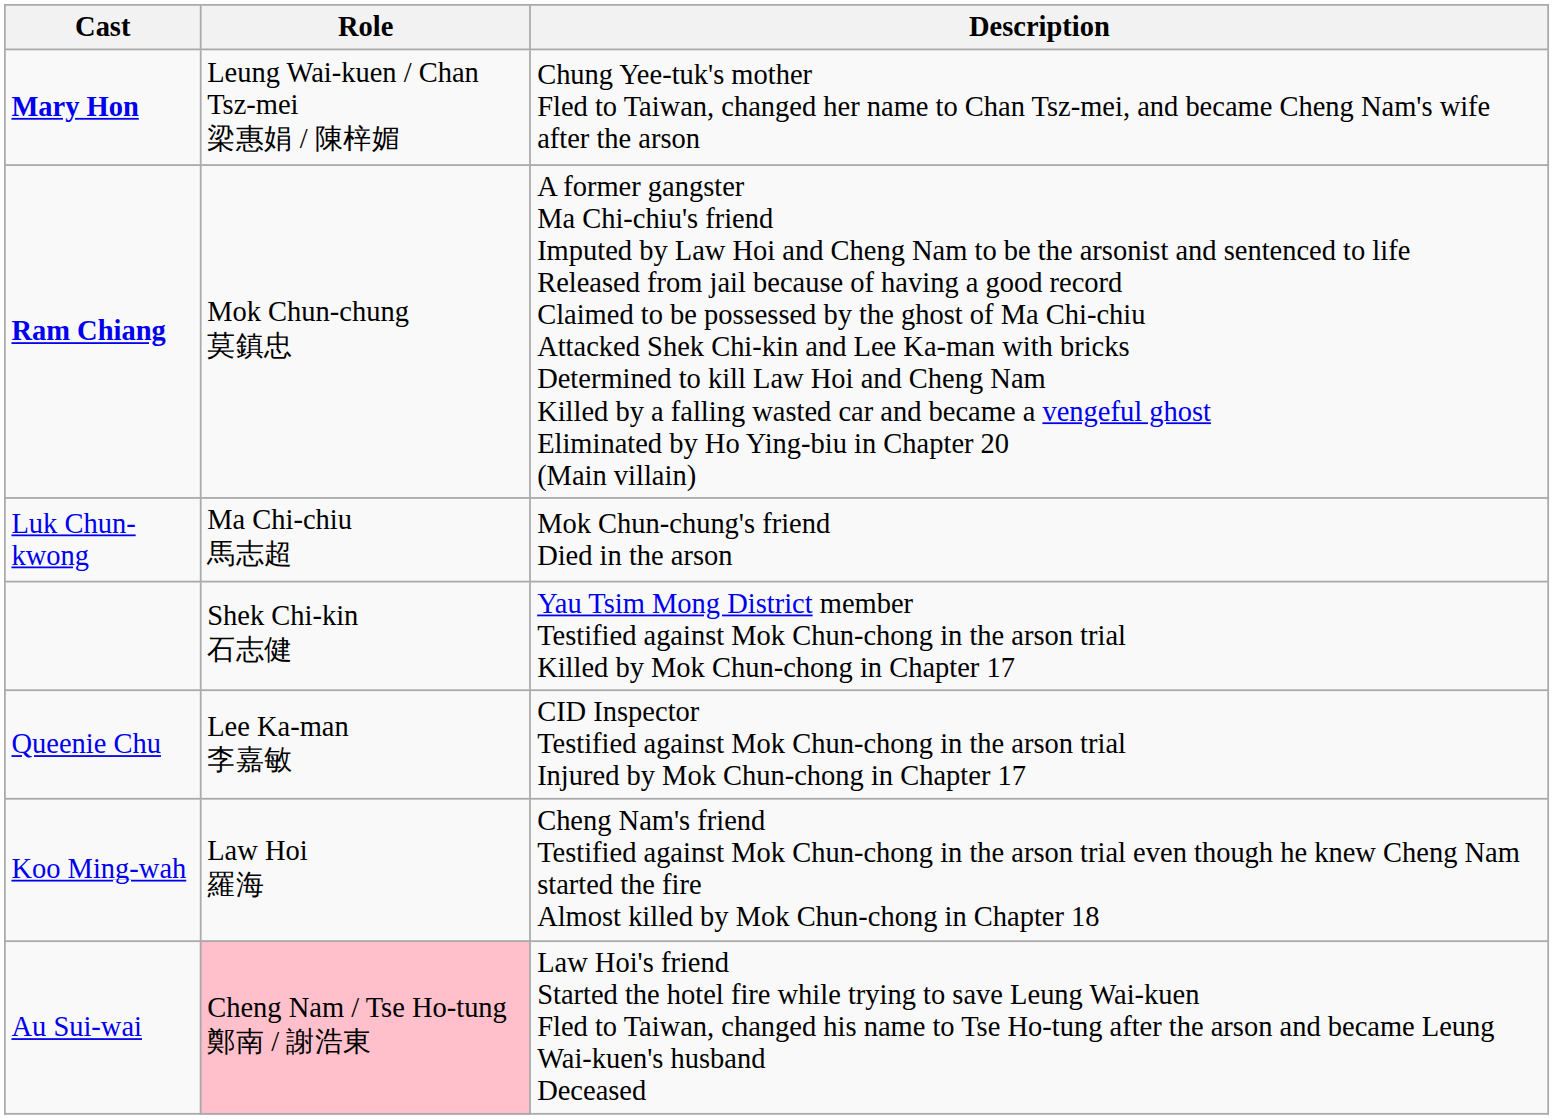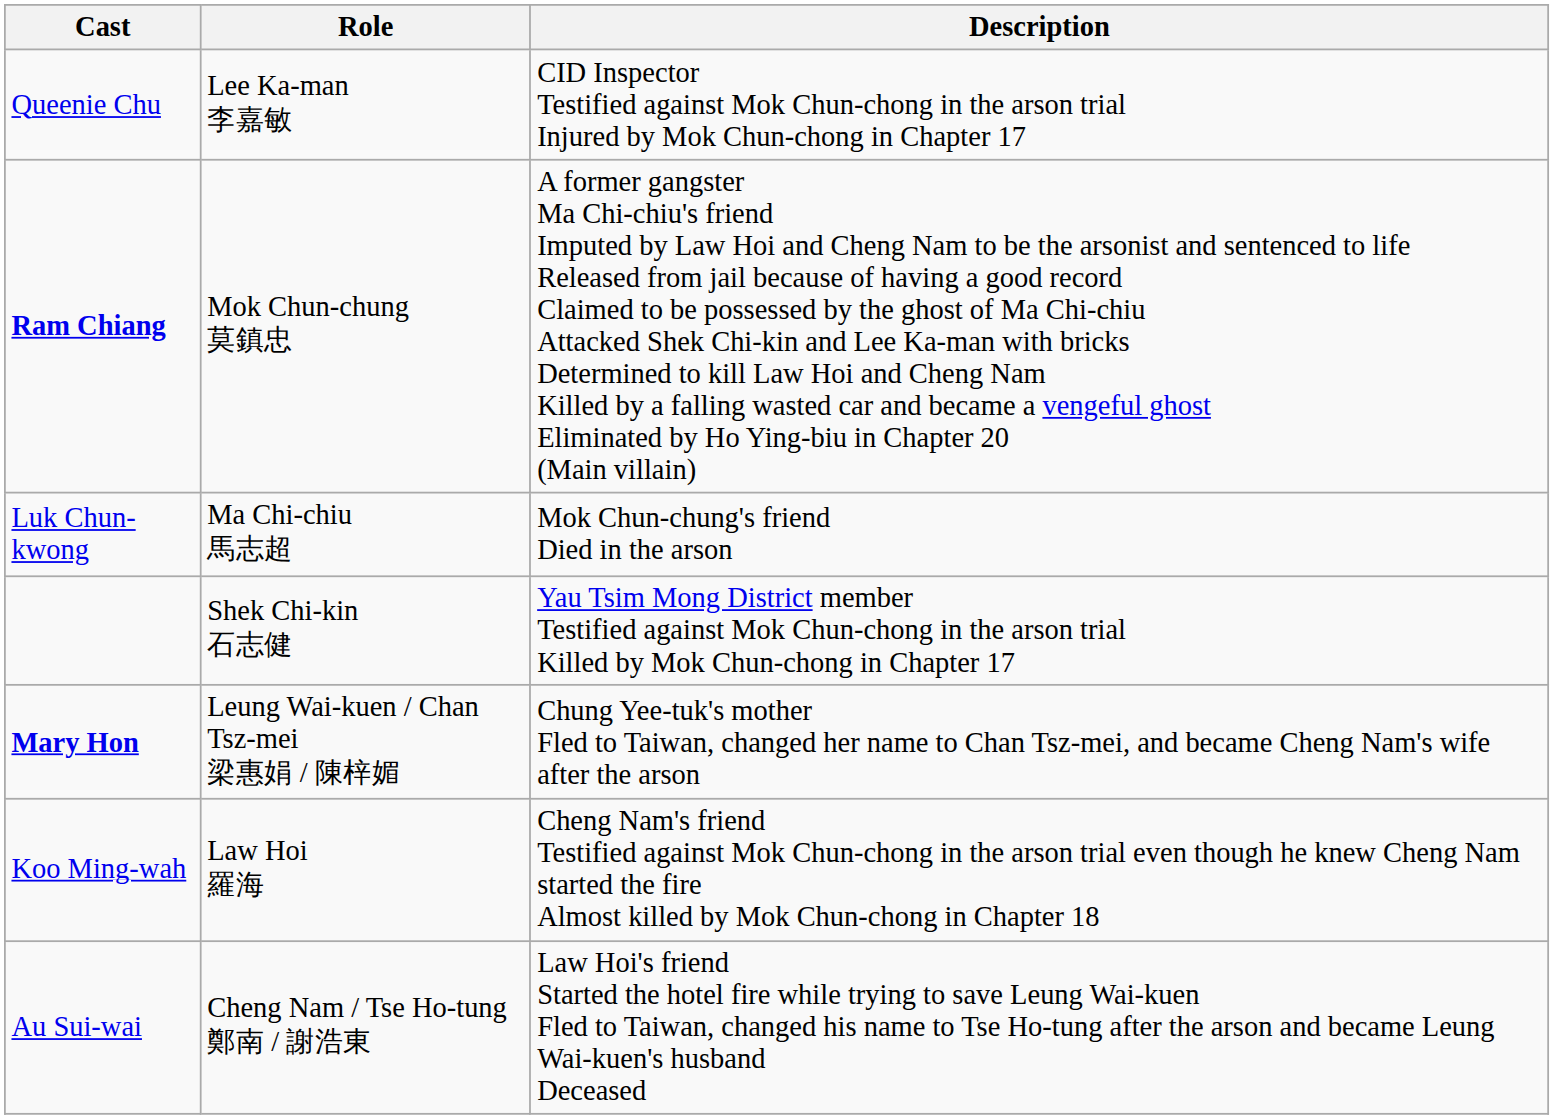rows swapped: (75, 106) <-> (86, 744)
(357, 1024) pink background -> (357, 1024) no background
